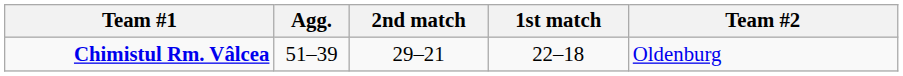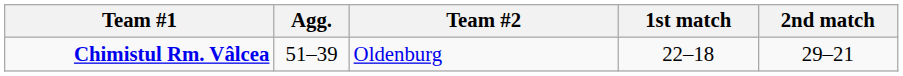columns swapped: (763, 20) <-> (419, 20)
